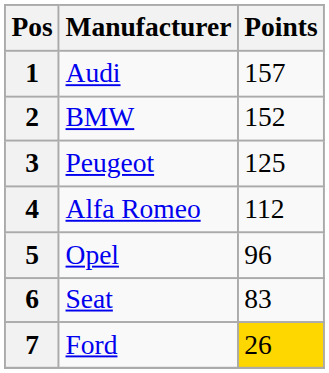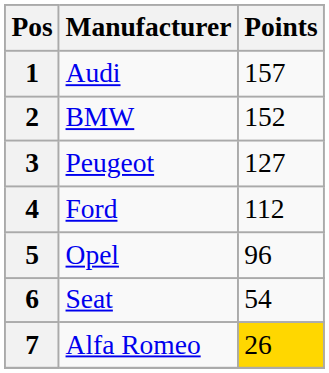(265, 163) 125 -> (265, 163) 127
(133, 209) Alfa Romeo -> (92, 209) Ford
(258, 299) 83 -> (258, 299) 54
(92, 345) Ford -> (133, 345) Alfa Romeo
